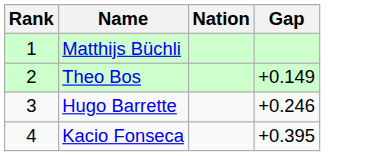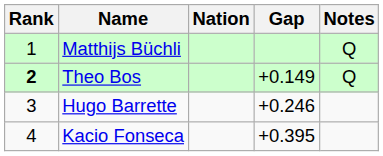+ column: (349, 19)
(31, 77) normal -> (31, 77) bold
